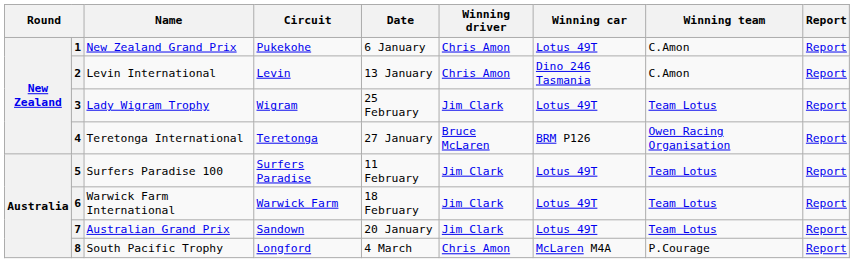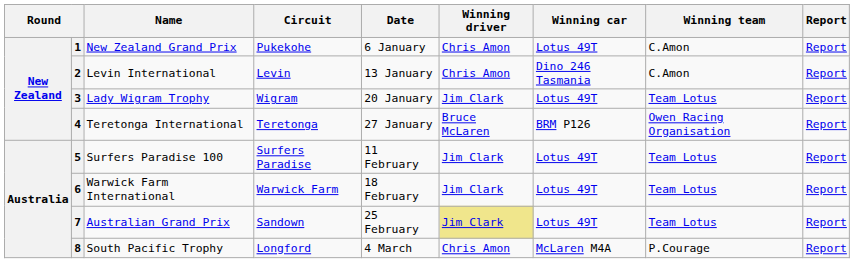(392, 105) 25 February -> (398, 98) 20 January
(398, 229) 20 January -> (392, 222) 25 February
(473, 229) no background -> (473, 222) khaki background
